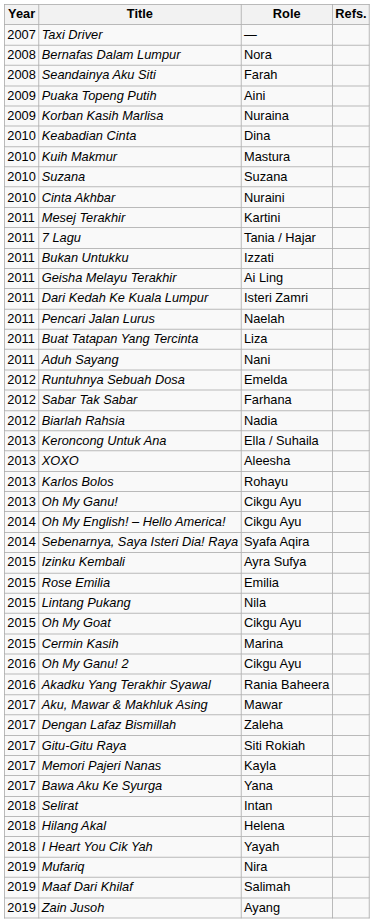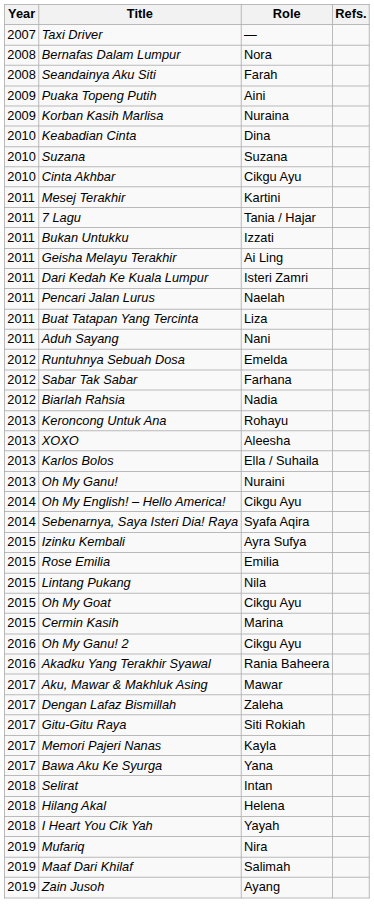- row: (79, 156)
(264, 197) Nuraini -> (273, 177) Cikgu Ayu
(281, 440) Ella / Suhaila -> (266, 420) Rohayu
(266, 481) Rohayu -> (281, 461) Ella / Suhaila
(273, 501) Cikgu Ayu -> (264, 481) Nuraini
